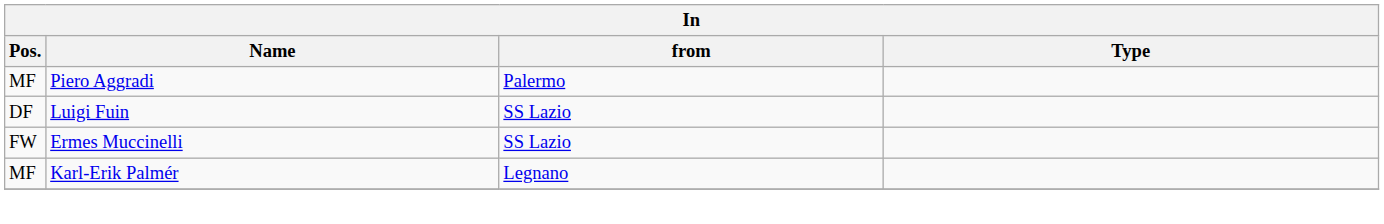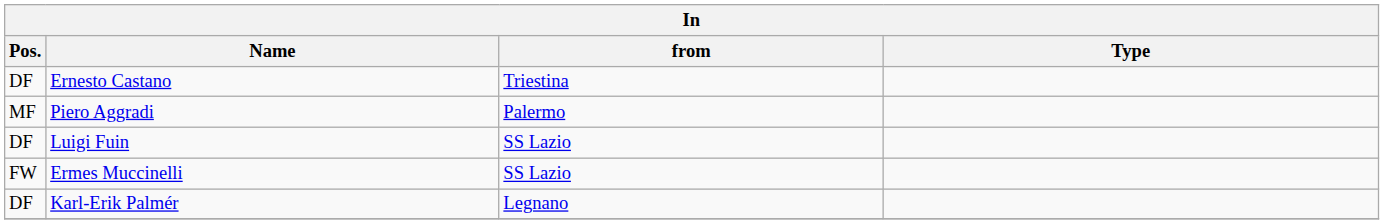+ row: (111, 81)
(22, 173) MF -> (21, 204) DF
